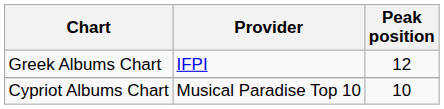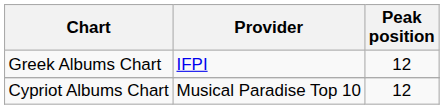(402, 90) 10 -> (402, 90) 12
